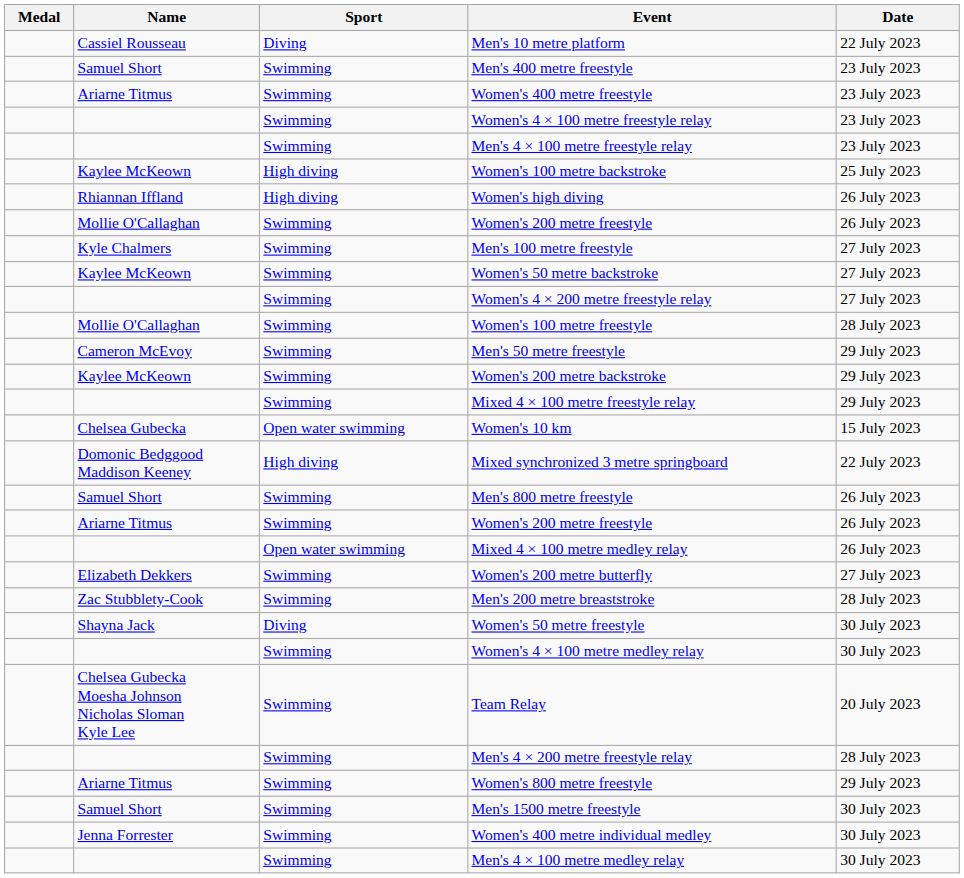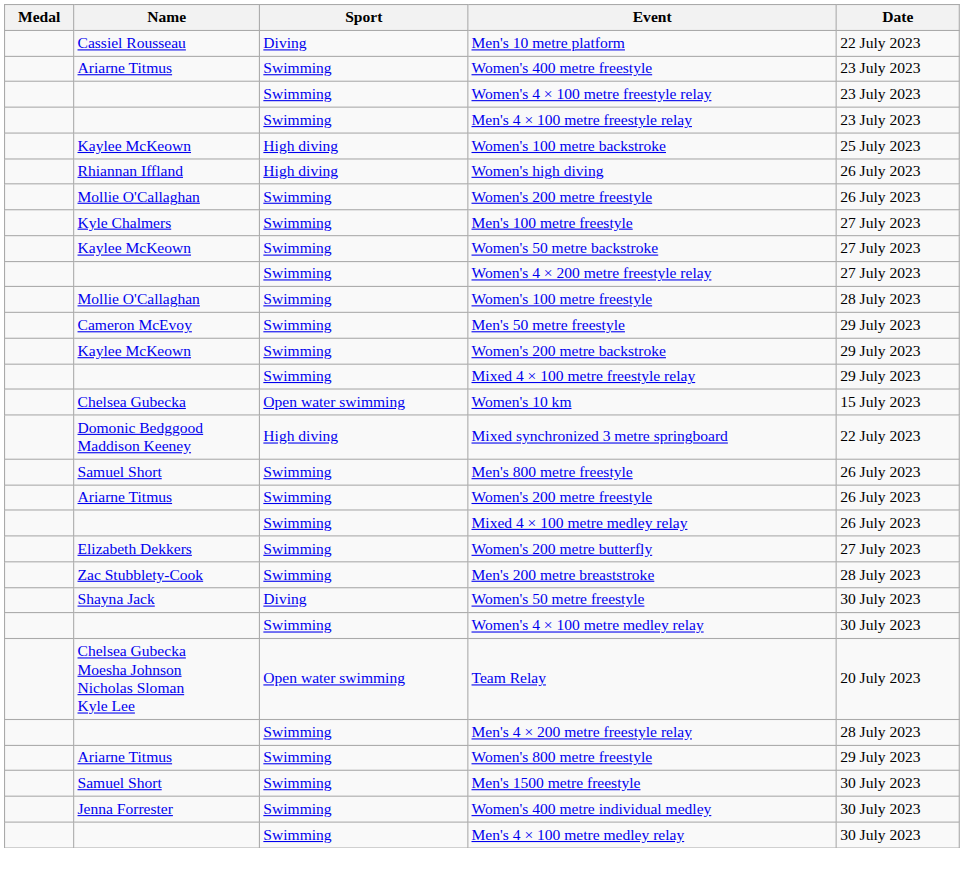- row: (120, 69)
(334, 549) Open water swimming -> (297, 523) Swimming
(297, 704) Swimming -> (334, 679) Open water swimming
